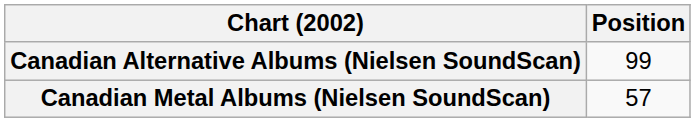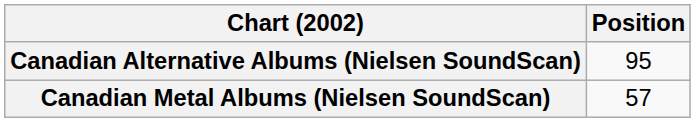(638, 60) 99 -> (638, 60) 95
